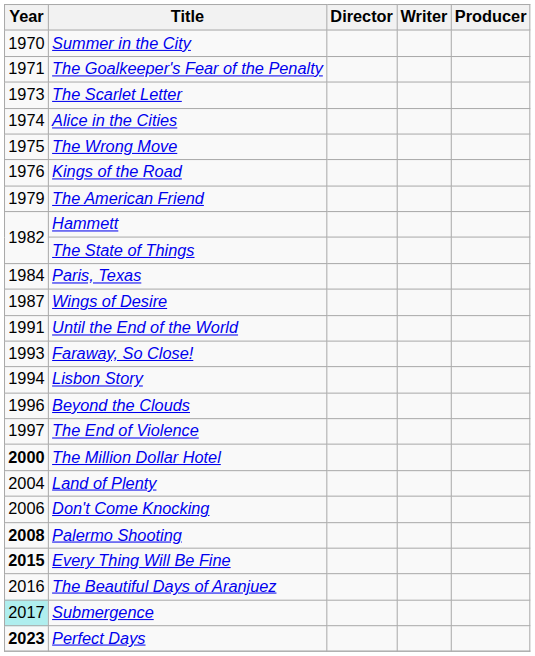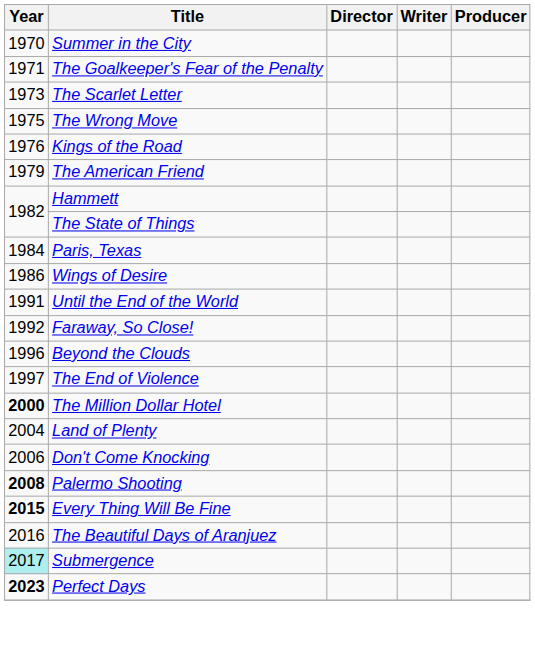- row: (115, 120)
(26, 302) 1987 -> (26, 276) 1986
(26, 353) 1993 -> (26, 328) 1992
- row: (97, 379)
